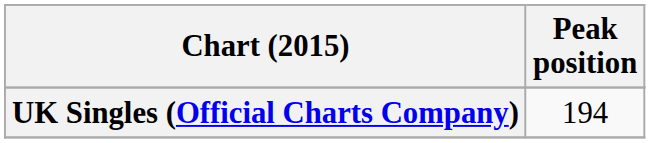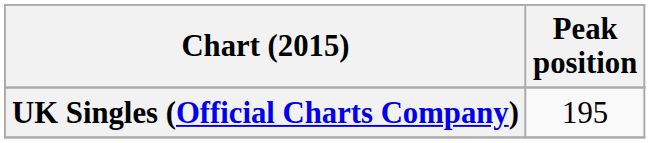(585, 112) 194 -> (585, 112) 195
